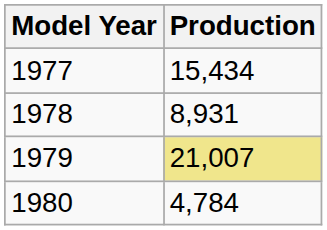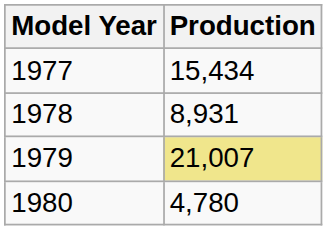(204, 202) 4,784 -> (204, 202) 4,780
